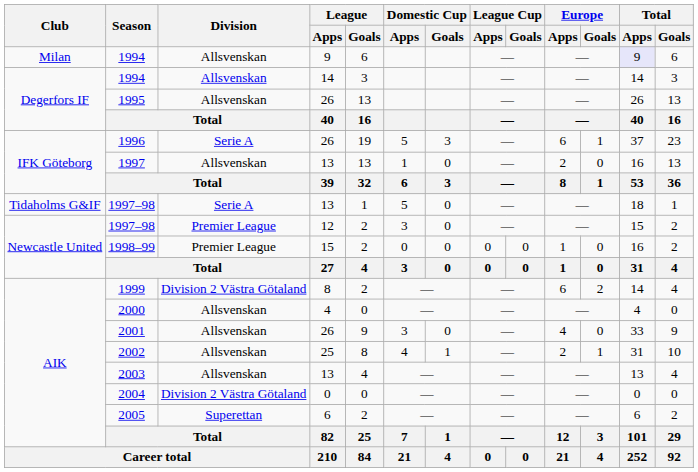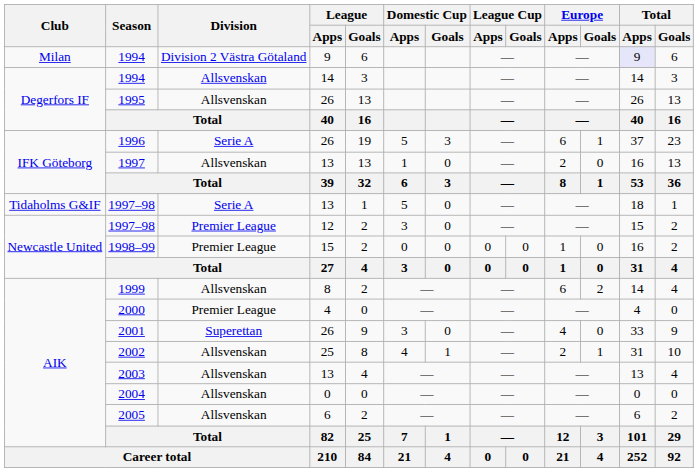(234, 57) Allsvenskan -> (234, 57) Division 2 Västra Götaland
(234, 288) Division 2 Västra Götaland -> (234, 288) Allsvenskan
(234, 309) Allsvenskan -> (234, 309) Premier League
(234, 330) Allsvenskan -> (234, 330) Superettan
(234, 394) Division 2 Västra Götaland -> (234, 394) Allsvenskan
(234, 415) Superettan -> (234, 415) Allsvenskan
